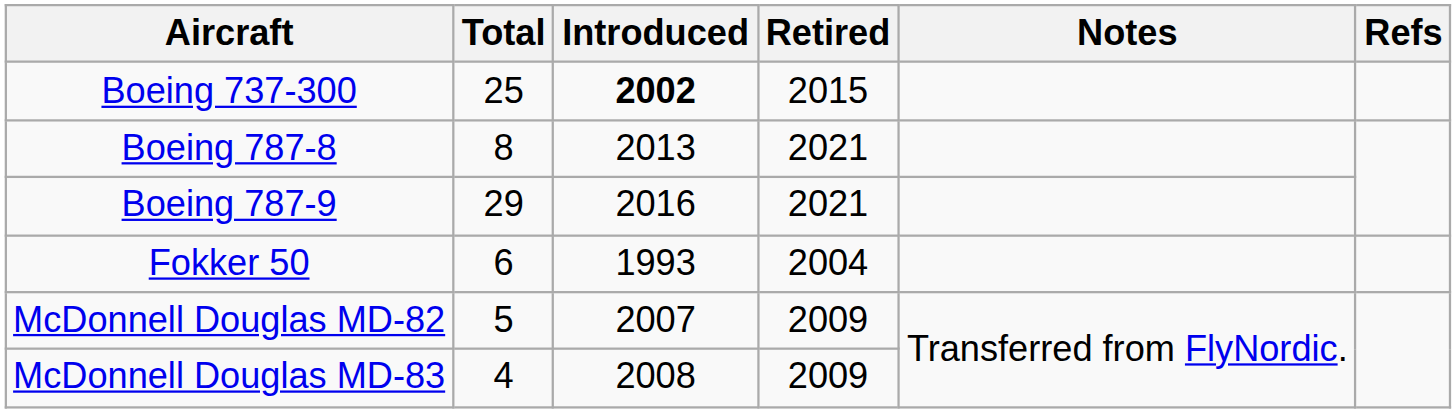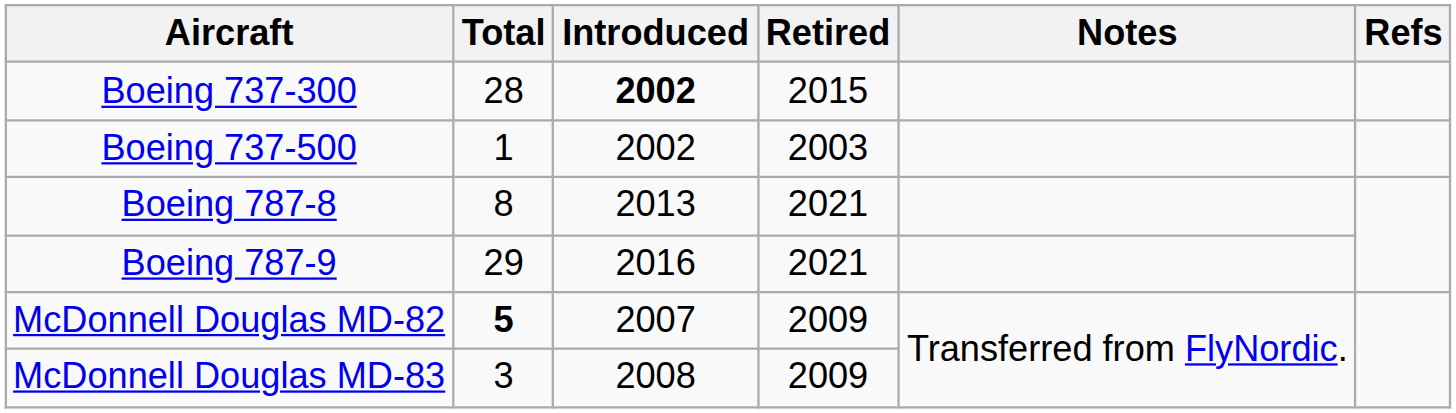(504, 90) 25 -> (504, 90) 28
+ row: (229, 147)
- row: (229, 262)
(504, 319) normal -> (504, 319) bold
(504, 377) 4 -> (504, 377) 3
